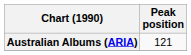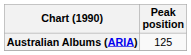(163, 42) 121 -> (163, 42) 125
